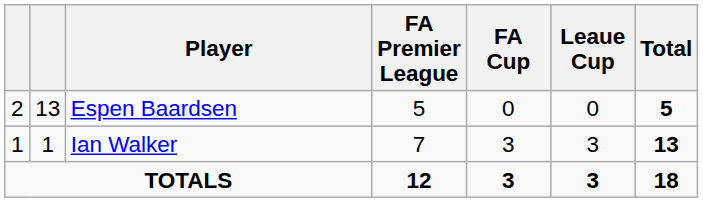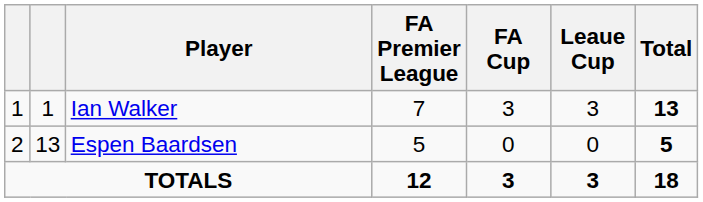rows swapped: (124, 144) <-> (154, 109)
